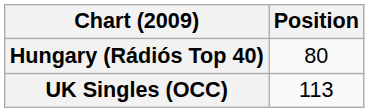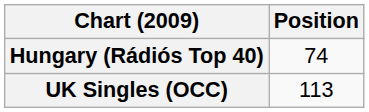(316, 55) 80 -> (316, 55) 74
